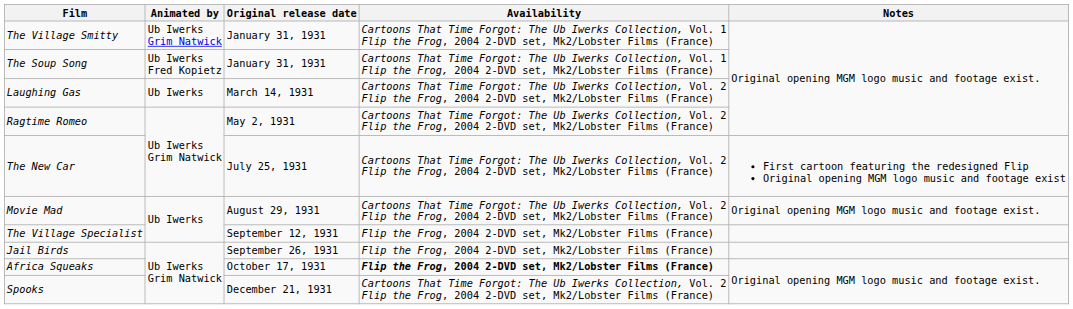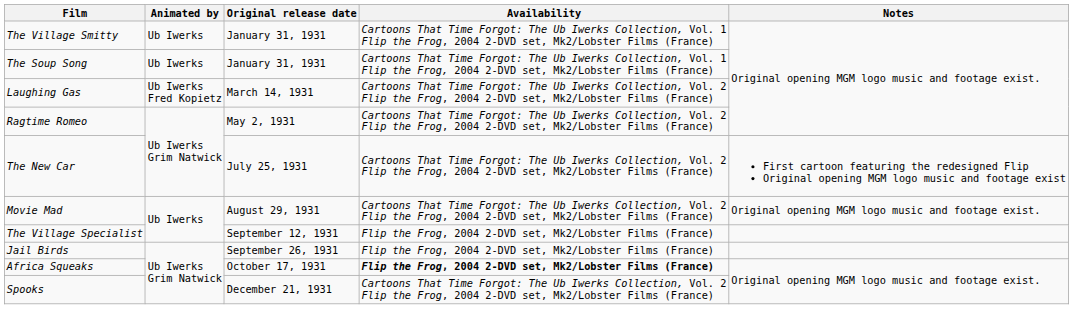(185, 35) Ub Iwerks Grim Natwick -> (176, 35) Ub Iwerks
(185, 64) Ub Iwerks Fred Kopietz -> (176, 64) Ub Iwerks
(176, 93) Ub Iwerks -> (185, 93) Ub Iwerks Fred Kopietz
